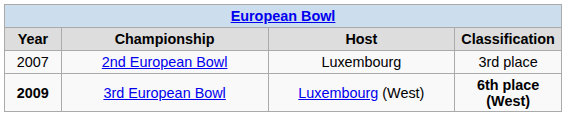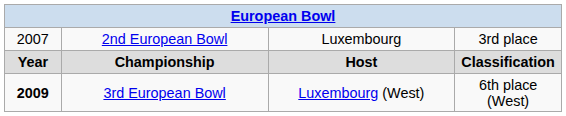rows swapped: (165, 39) <-> (165, 62)
(508, 93) bold -> (508, 93) normal
